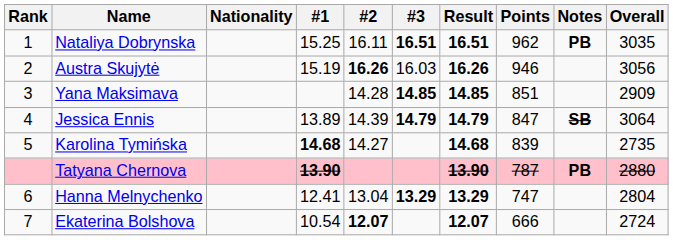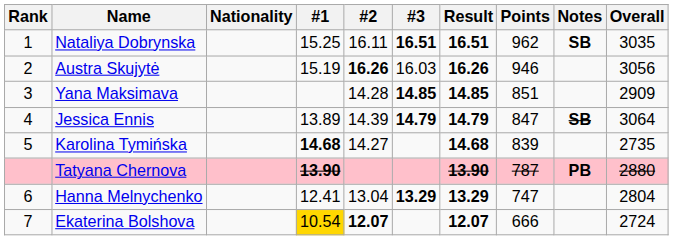(580, 42) PB -> (580, 42) SB
(320, 222) no background -> (320, 222) gold background
